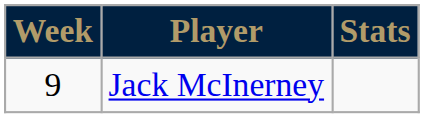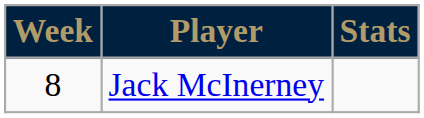(53, 84) 9 -> (53, 84) 8
